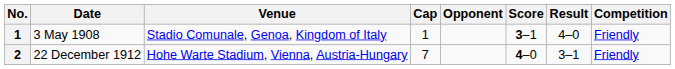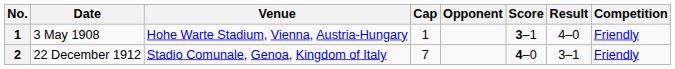(267, 34) Stadio Comunale, Genoa, Kingdom of Italy -> (277, 34) Hohe Warte Stadium, Vienna, Austria-Hungary
(277, 54) Hohe Warte Stadium, Vienna, Austria-Hungary -> (267, 54) Stadio Comunale, Genoa, Kingdom of Italy
